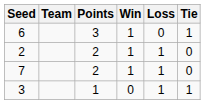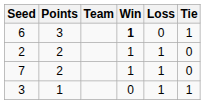columns swapped: (57, 14) <-> (96, 14)
(130, 33) normal -> (130, 33) bold
